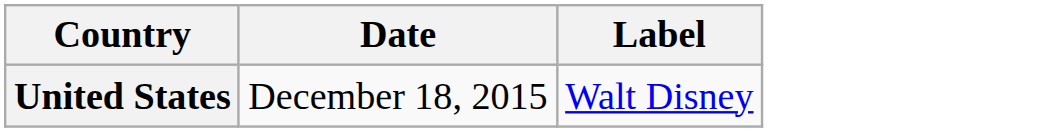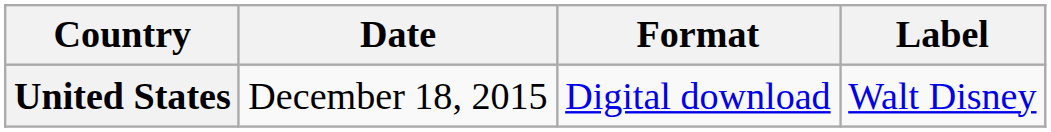+ column: (698, 34)
